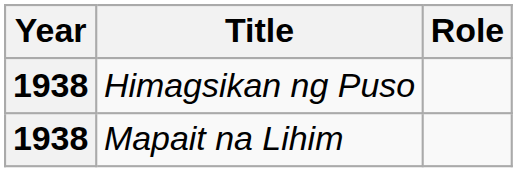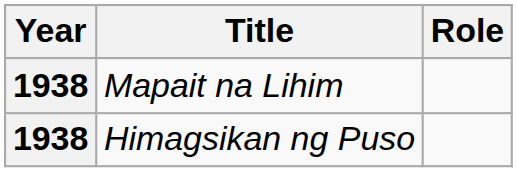rows swapped: (260, 85) <-> (224, 138)
